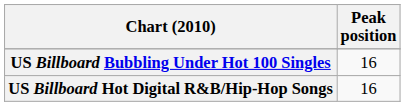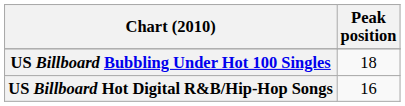(368, 62) 16 -> (368, 62) 18
